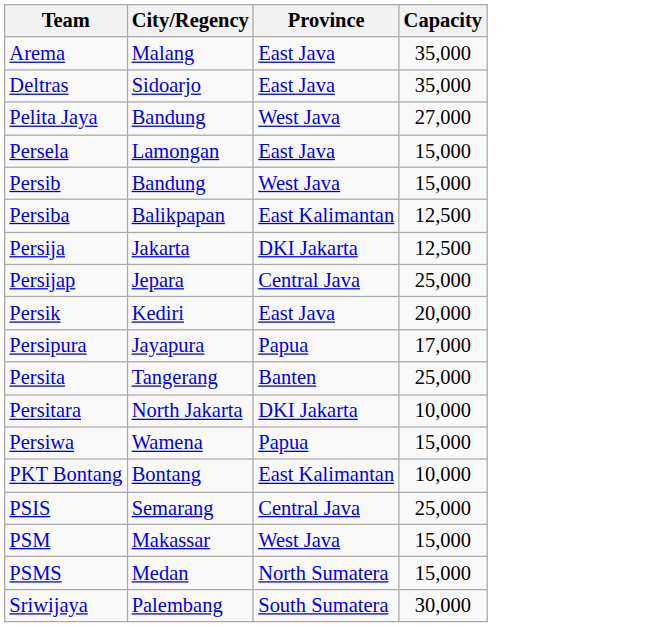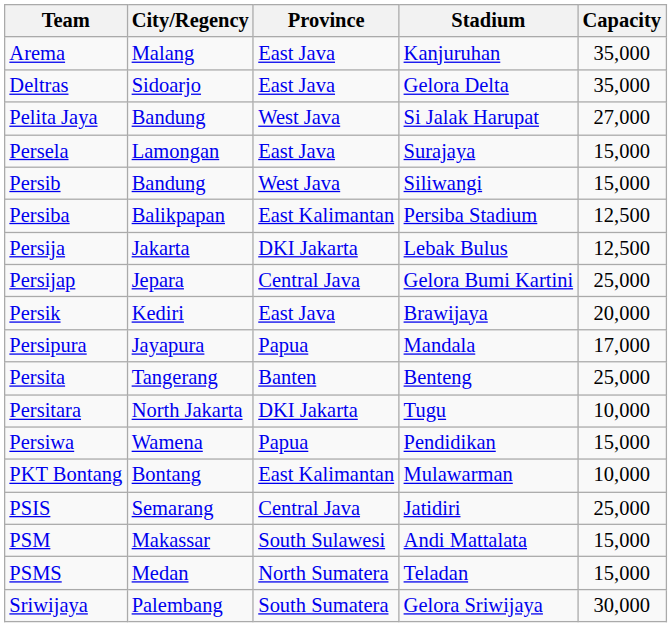+ column: (488, 20)
(299, 540) West Java -> (322, 540) South Sulawesi
